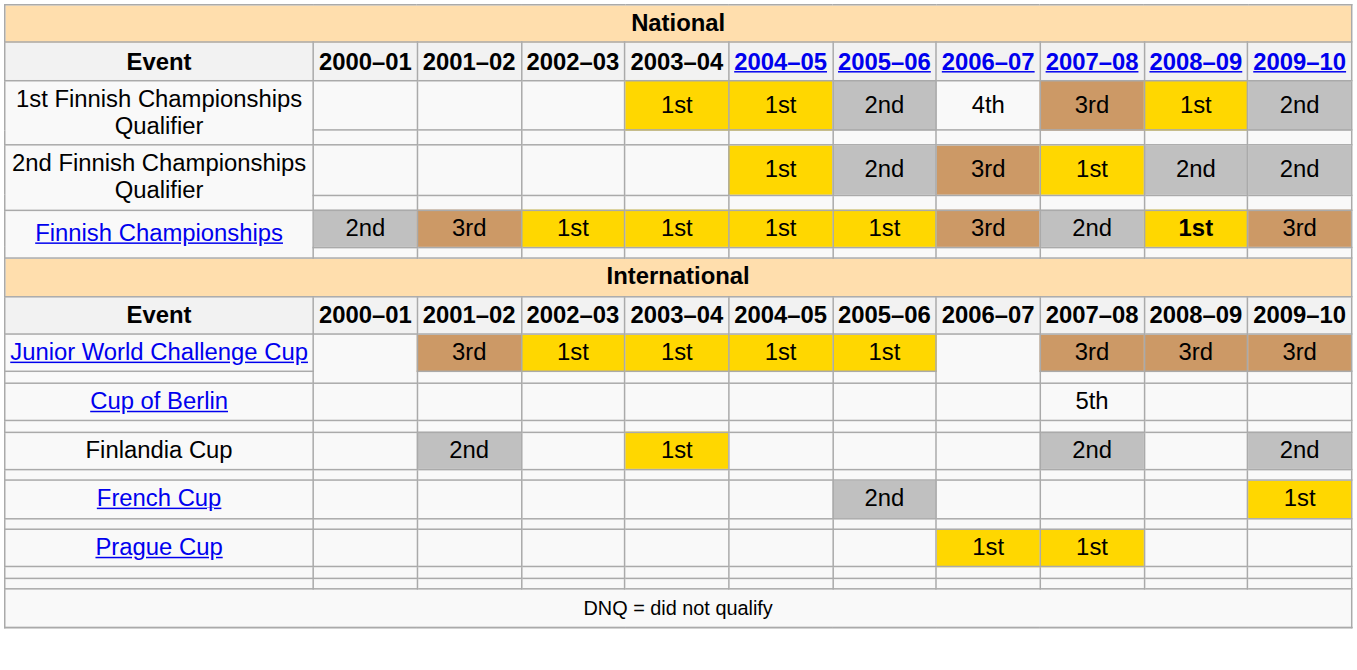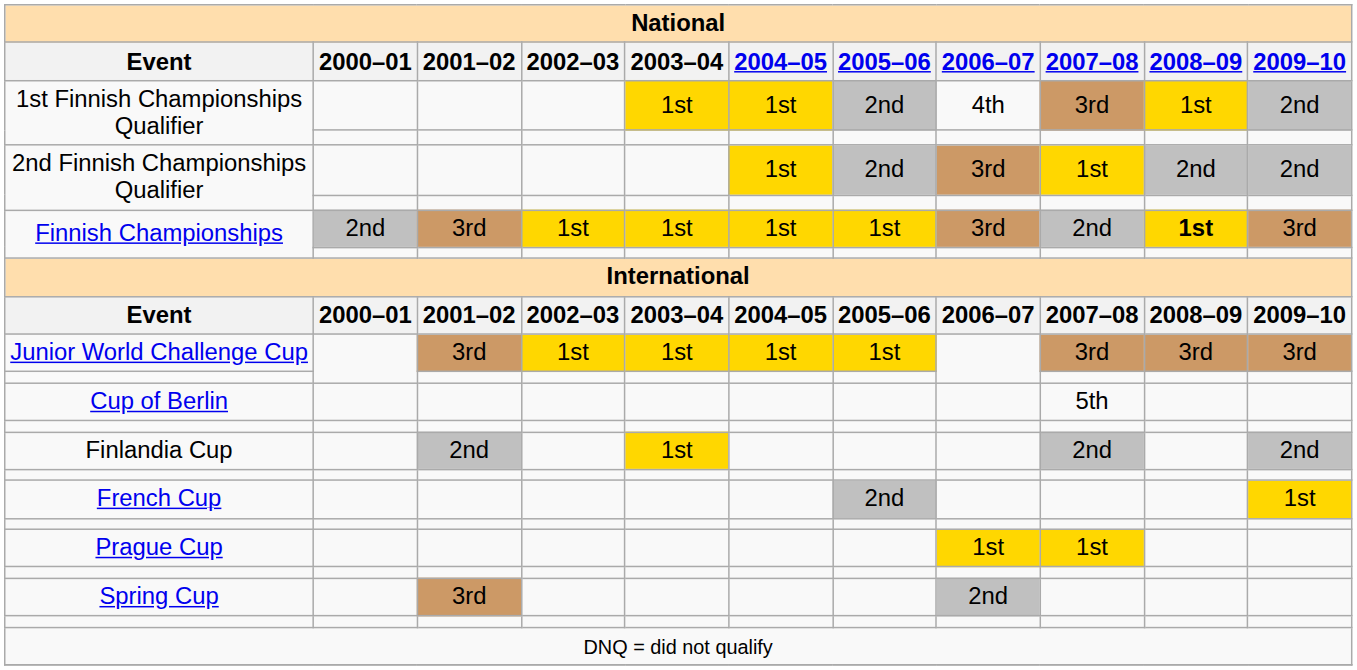+ row: (159, 596)
